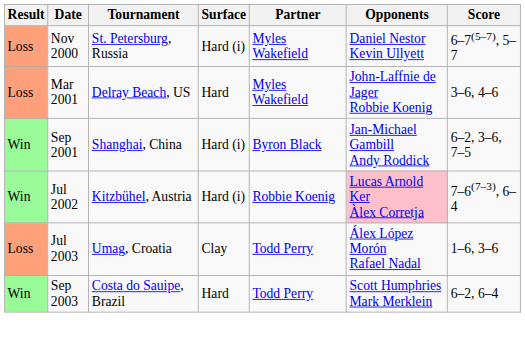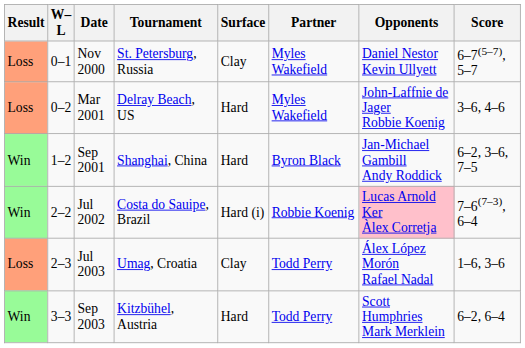+ column: (61, 22)
(223, 46) Hard (i) -> (234, 61) Clay
(223, 144) Hard (i) -> (234, 160) Hard
(142, 197) Kitzbühel, Austria -> (163, 212) Costa do Sauipe, Brazil
(138, 293) Costa do Sauipe, Brazil -> (146, 316) Kitzbühel, Austria
